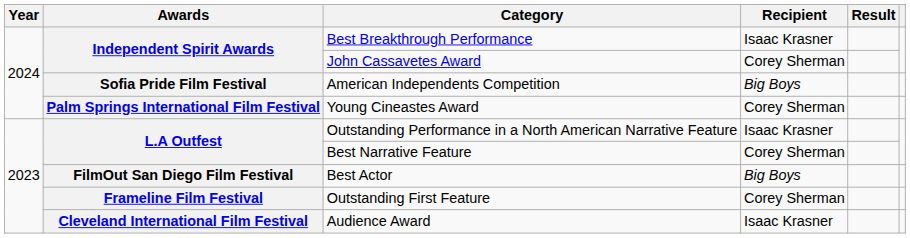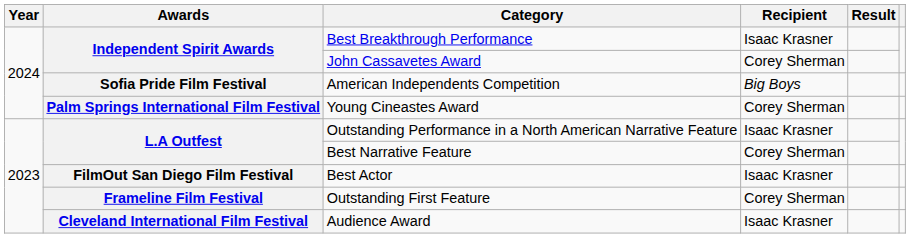(772, 175) Big Boys -> (788, 175) Isaac Krasner
